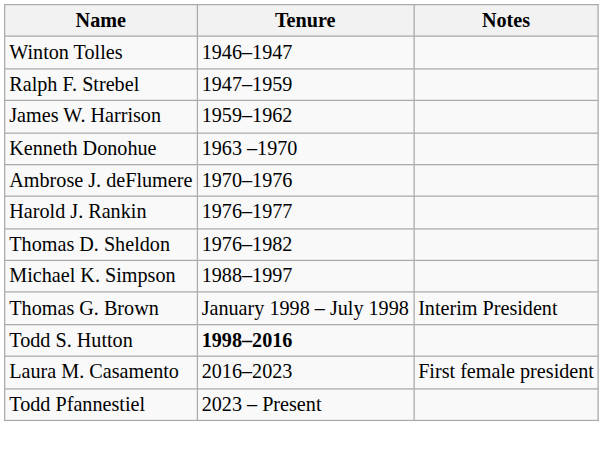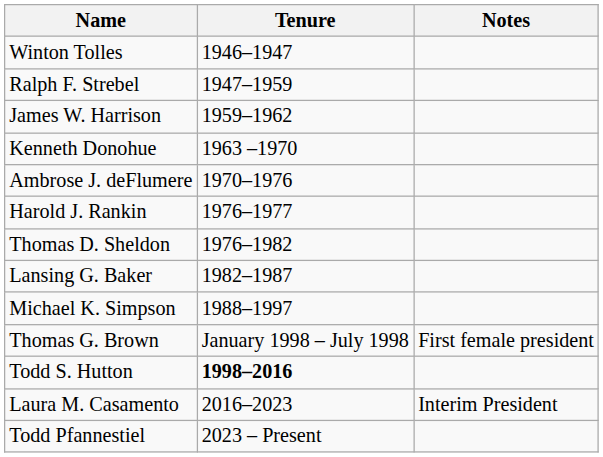+ row: (81, 276)
(488, 308) Interim President -> (506, 340) First female president
(506, 372) First female president -> (488, 404) Interim President
